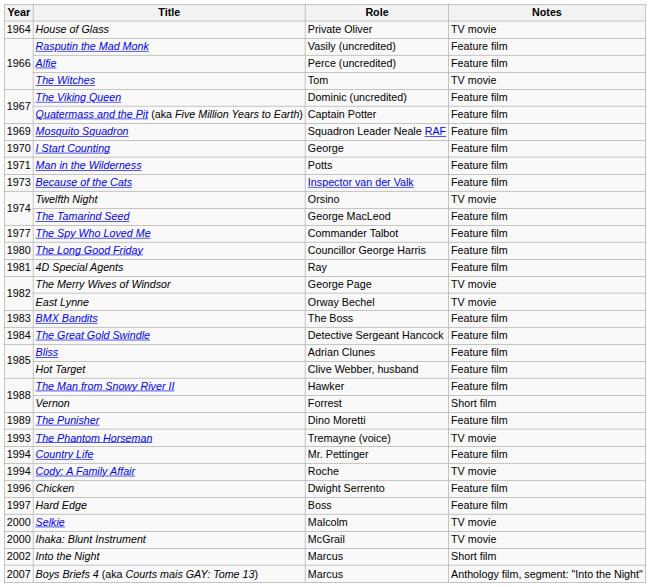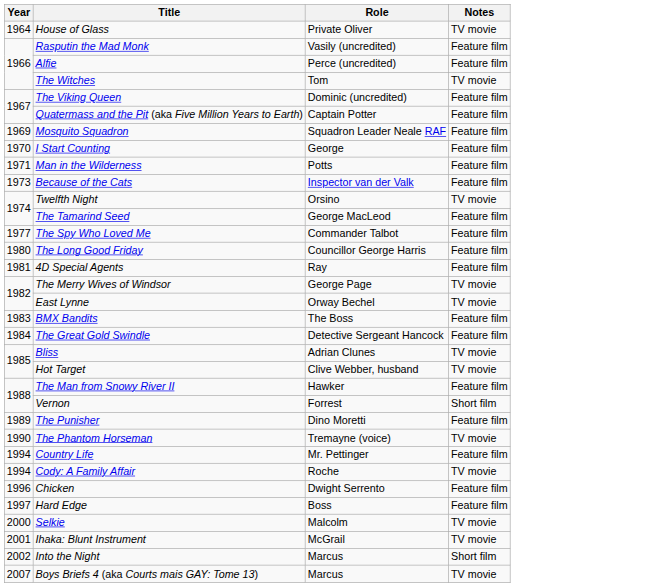(479, 353) Feature film -> (474, 353) TV movie
(479, 370) Feature film -> (474, 370) TV movie
(19, 438) 1993 -> (19, 438) 1990
(19, 540) 2000 -> (19, 540) 2001
(547, 574) Anthology film, segment: "Into the Night" -> (474, 574) TV movie
